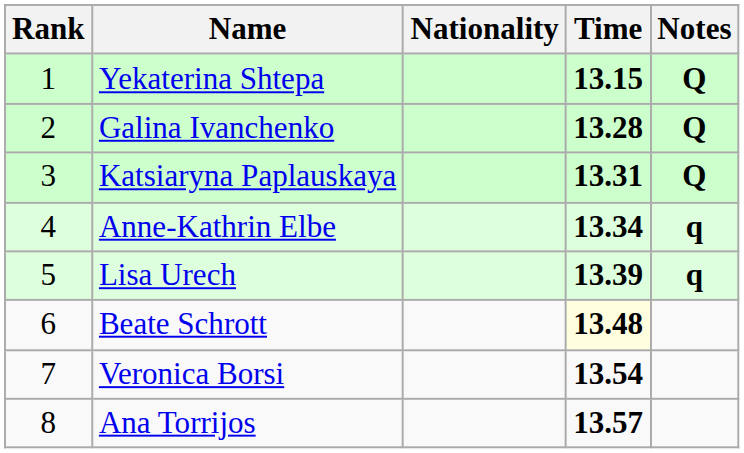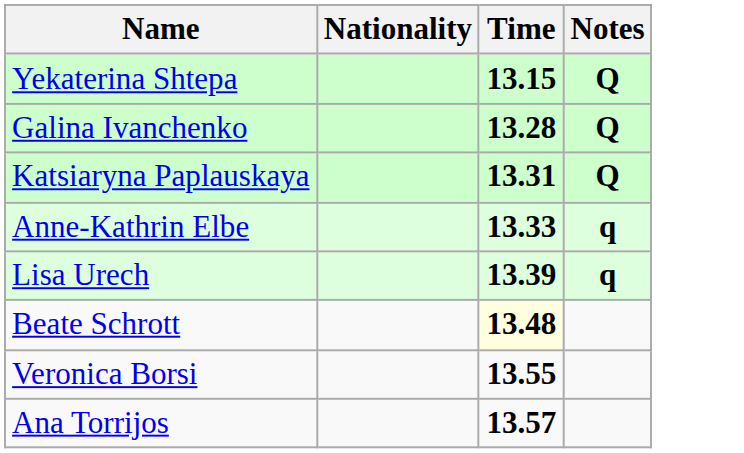- column: (48, 29)
(608, 226) 13.34 -> (521, 226) 13.33
(608, 373) 13.54 -> (521, 373) 13.55
